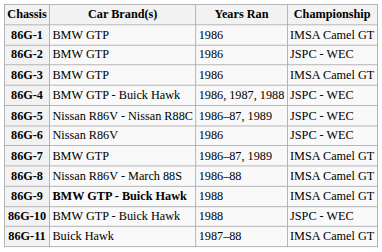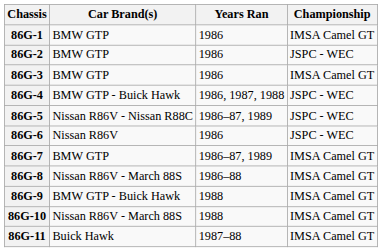(120, 196) bold -> (116, 196) normal
(116, 216) BMW GTP - Buick Hawk -> (117, 216) Nissan R86V - March 88S
(322, 216) JSPC - WEC -> (332, 216) IMSA Camel GT
